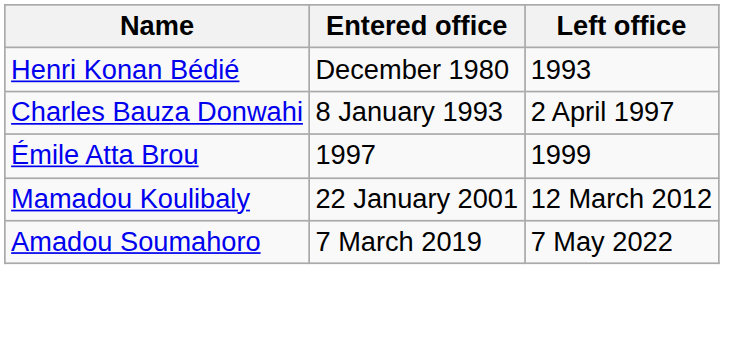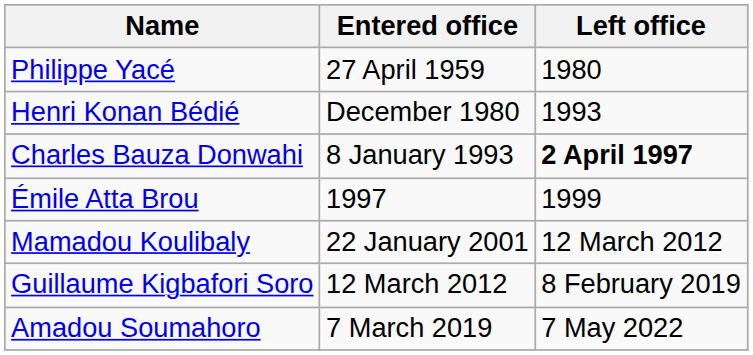+ row: (93, 69)
(602, 112) normal -> (617, 155) bold
+ row: (162, 284)
